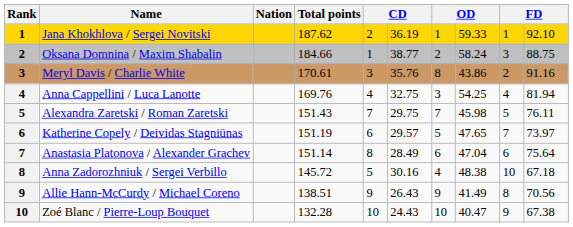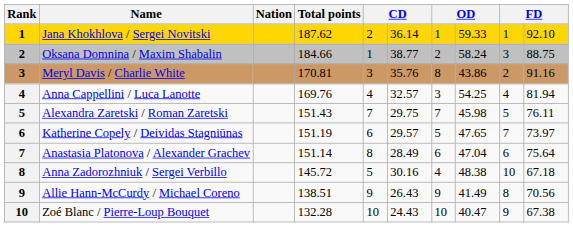(404, 34) 36.19 -> (404, 34) 36.14
(315, 73) 170.61 -> (315, 73) 170.81
(404, 93) 32.75 -> (404, 93) 32.57
